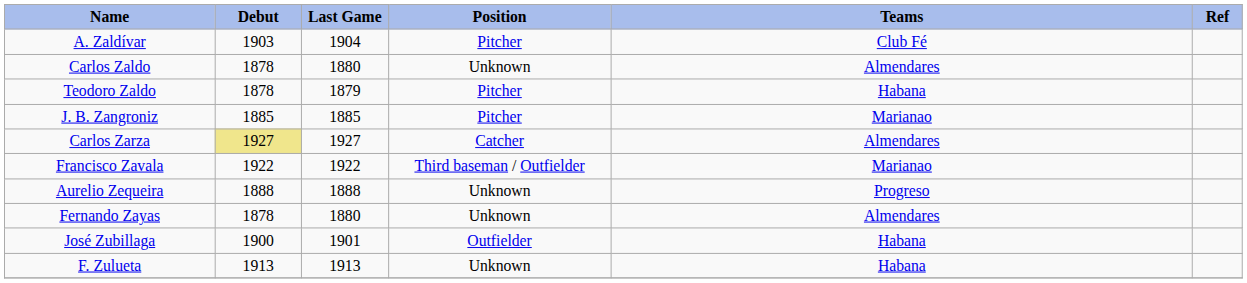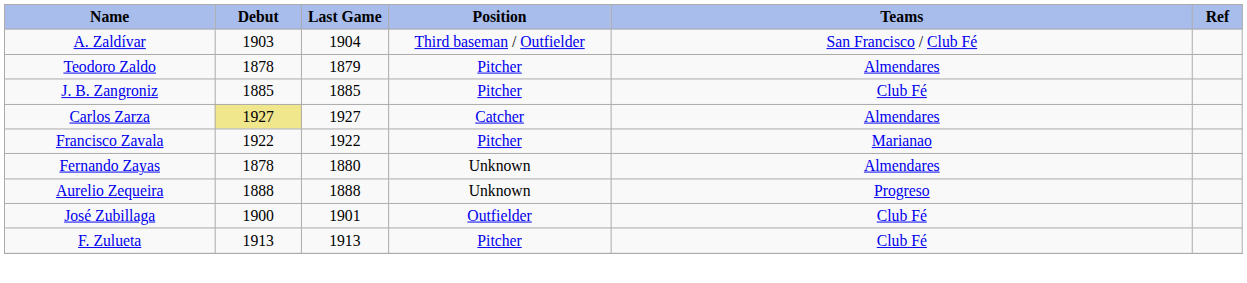(500, 41) Pitcher -> (500, 41) Third baseman / Outfielder
(902, 41) Club Fé -> (902, 41) San Francisco / Club Fé
- row: (110, 66)
(902, 91) Habana -> (902, 66) Almendares
(902, 116) Marianao -> (902, 91) Club Fé
(500, 166) Third baseman / Outfielder -> (500, 141) Pitcher
rows swapped: (110, 215) <-> (110, 191)
(902, 240) Habana -> (902, 215) Club Fé
(500, 265) Unknown -> (500, 240) Pitcher
(902, 265) Habana -> (902, 240) Club Fé
